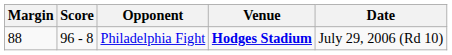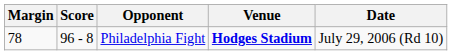(15, 38) 88 -> (15, 38) 78
